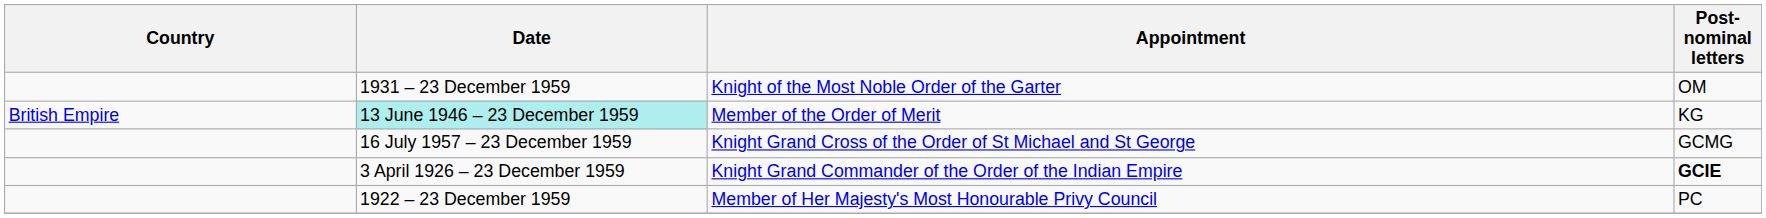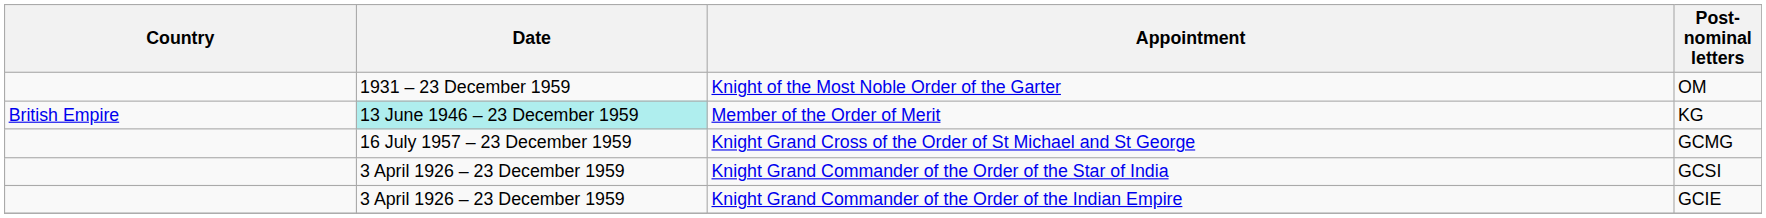+ row: (940, 171)
(1700, 171) bold -> (1700, 199) normal
- row: (934, 199)
